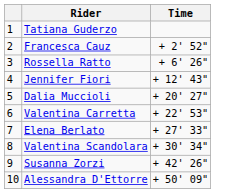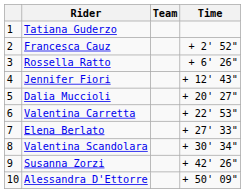+ column: (165, 13)
